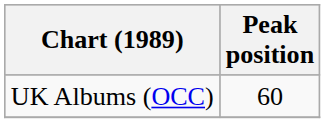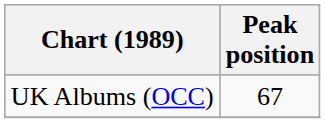(270, 95) 60 -> (270, 95) 67
